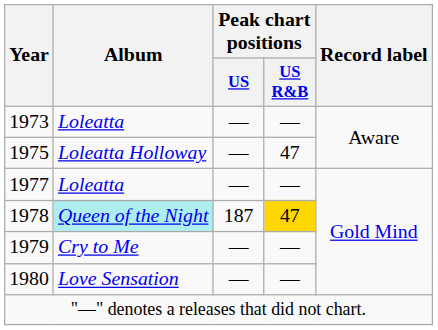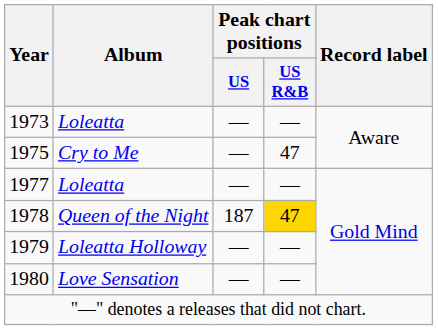(132, 152) Loleatta Holloway -> (98, 152) Cry to Me
(133, 215) paleturquoise background -> (133, 215) no background
(98, 247) Cry to Me -> (132, 247) Loleatta Holloway
